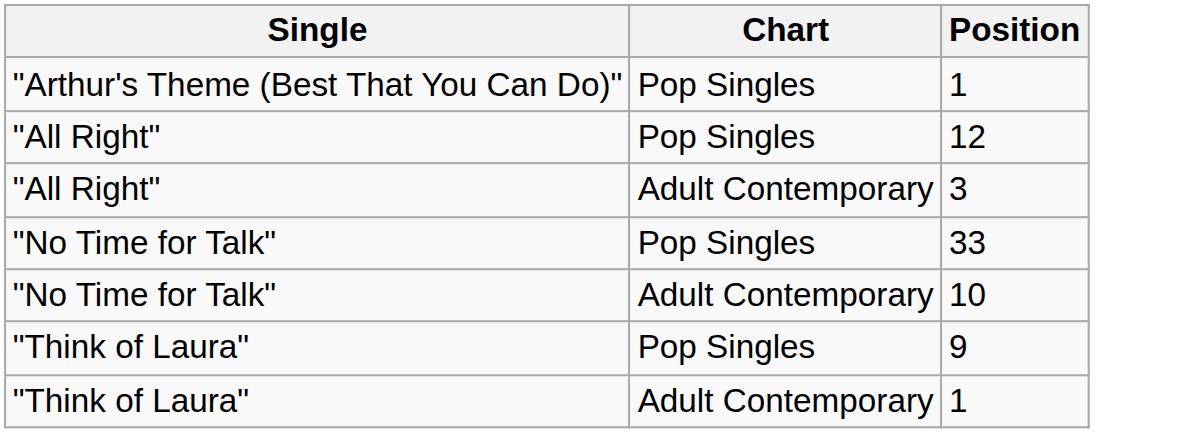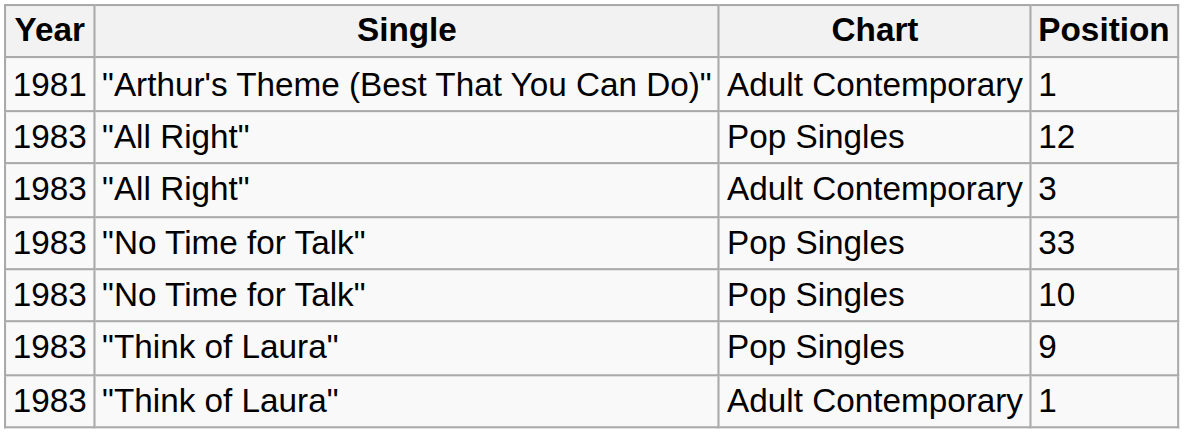+ column: (50, 30)
(726, 83) Pop Singles -> (875, 83) Adult Contemporary
(786, 294) Adult Contemporary -> (816, 294) Pop Singles
